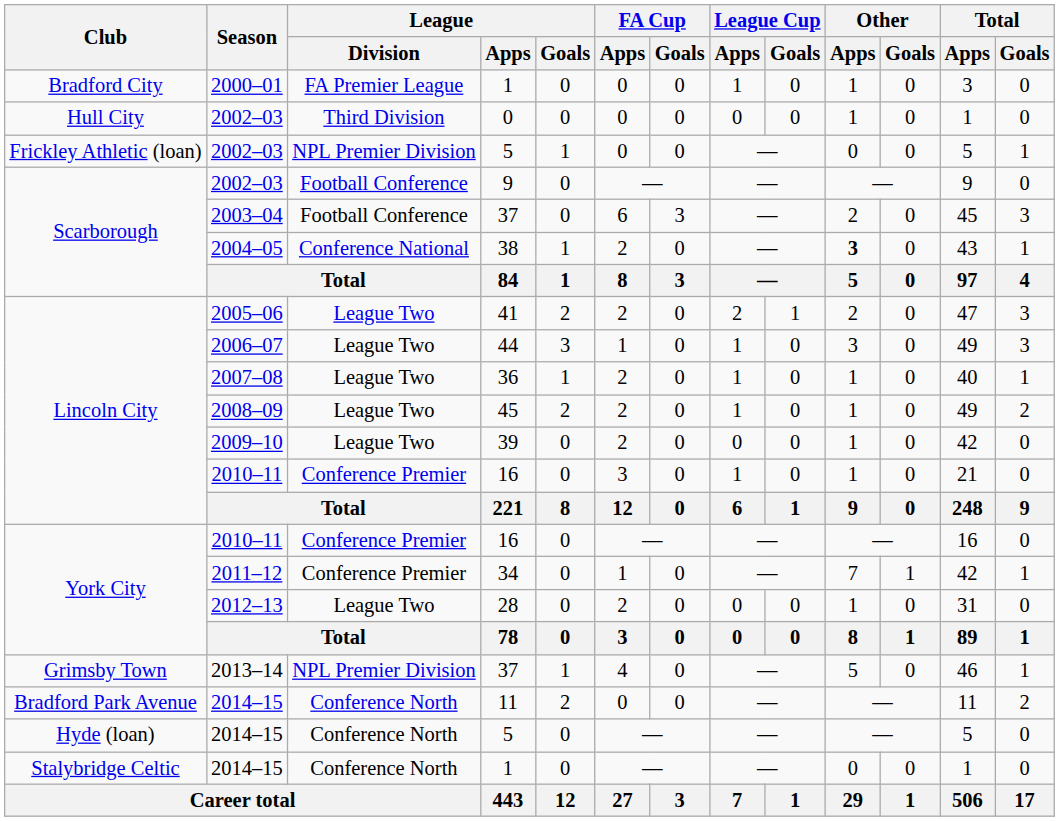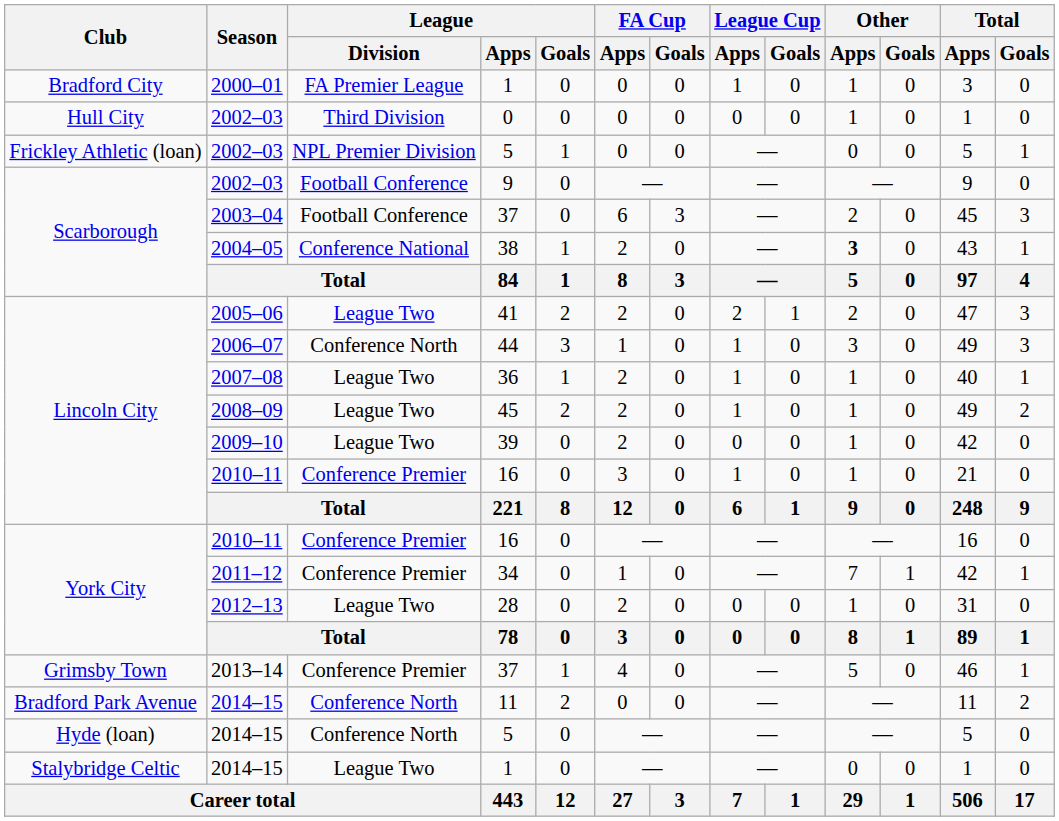(384, 345) League Two -> (384, 345) Conference North
(384, 670) NPL Premier Division -> (384, 670) Conference Premier
(384, 767) Conference North -> (384, 767) League Two
